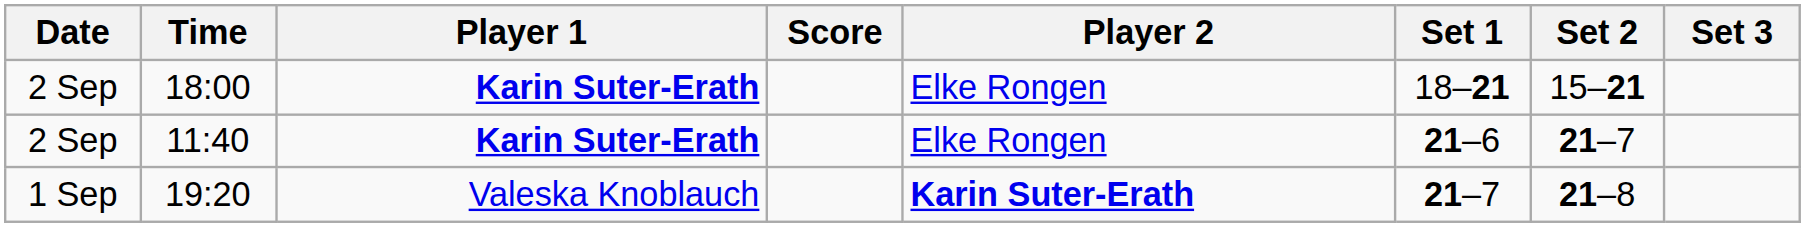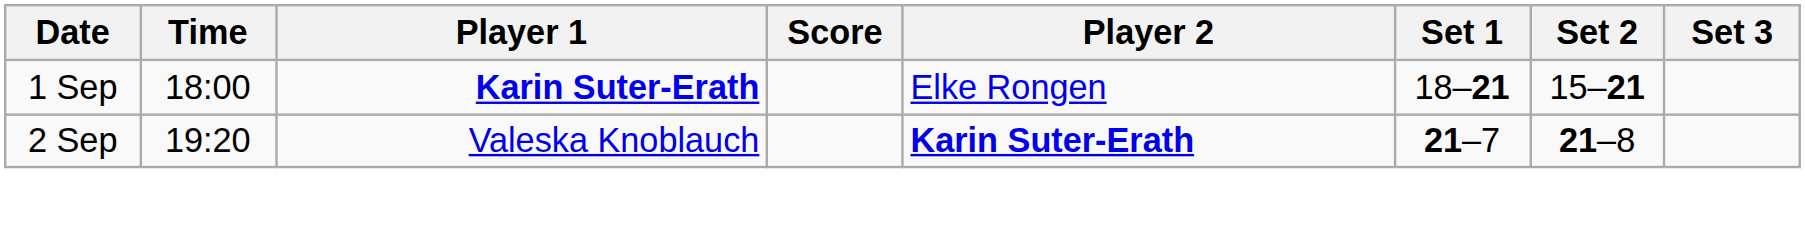(73, 87) 2 Sep -> (73, 87) 1 Sep
- row: (208, 141)
(73, 195) 1 Sep -> (73, 141) 2 Sep
